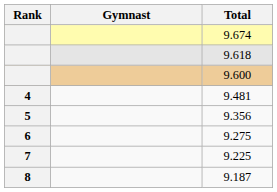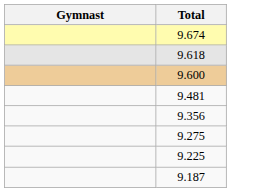- column: (28, 14)
